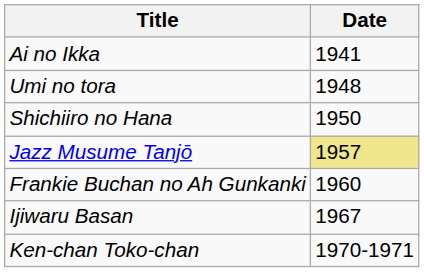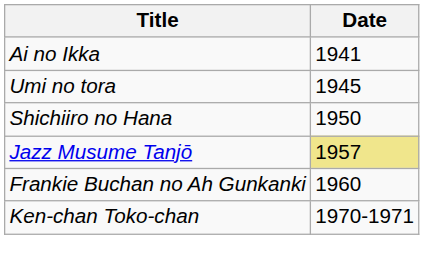(338, 86) 1948 -> (338, 86) 1945
- row: (71, 217)
